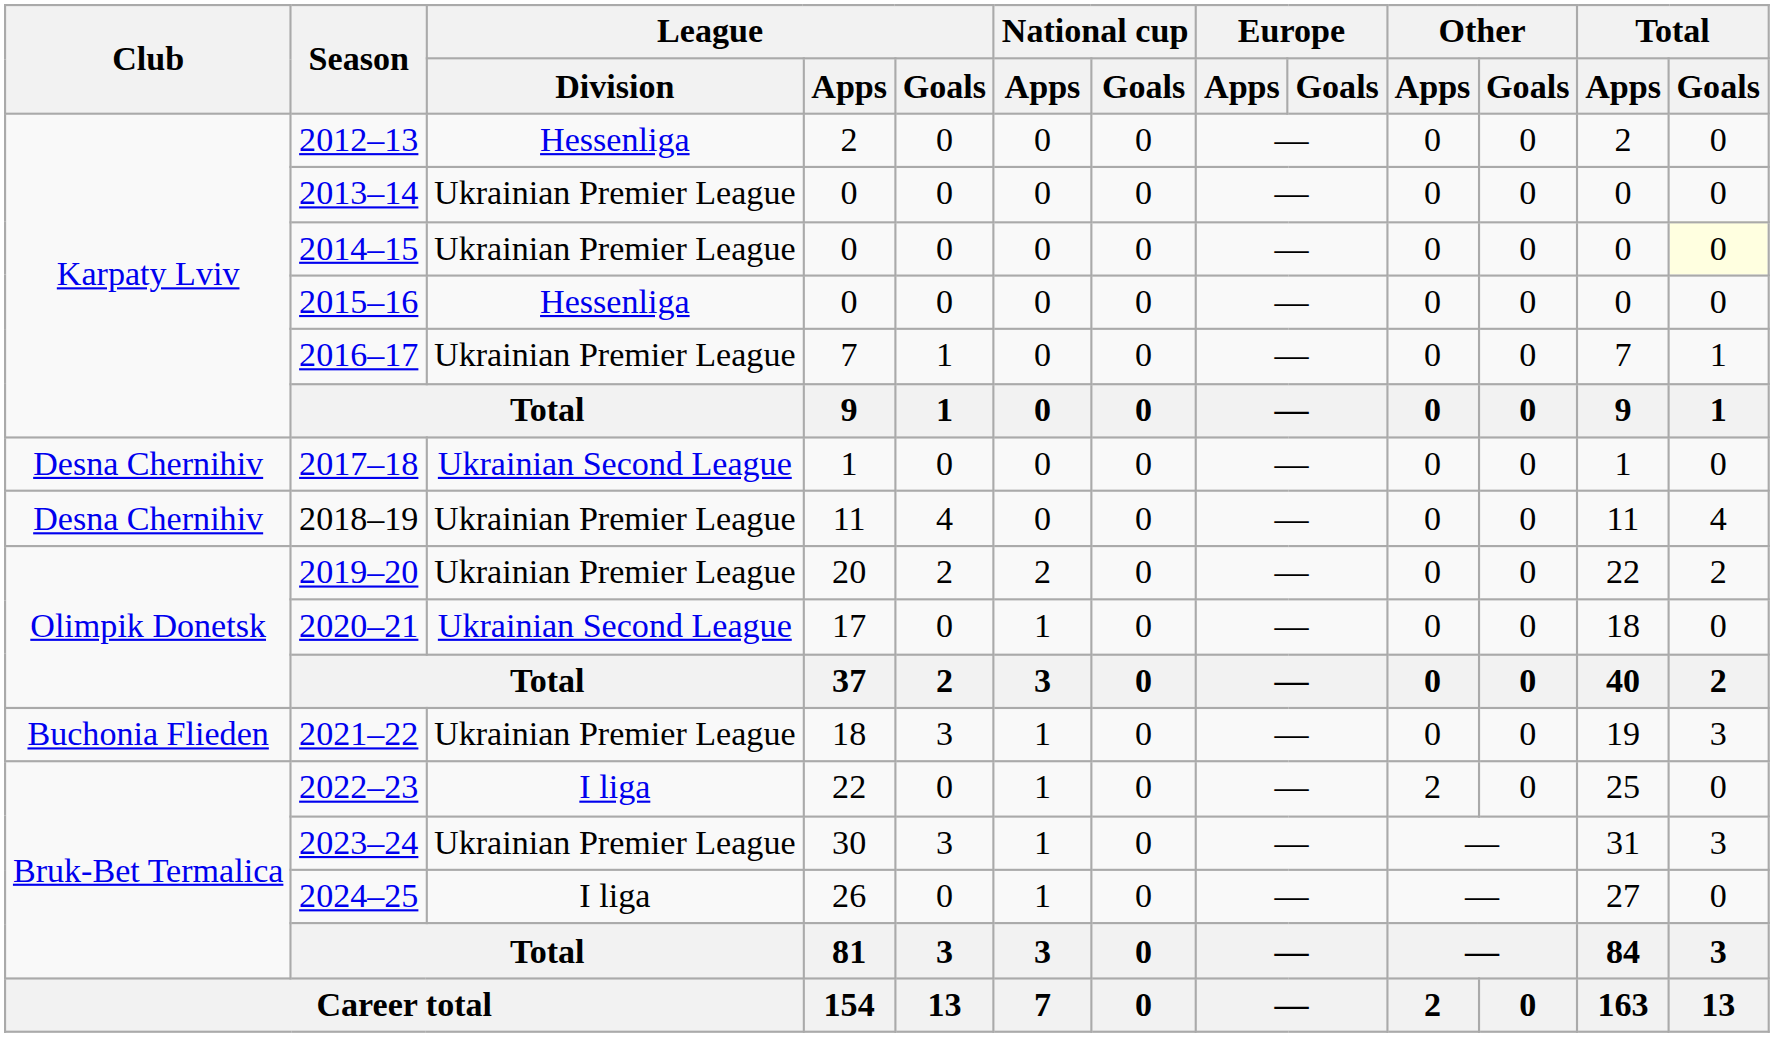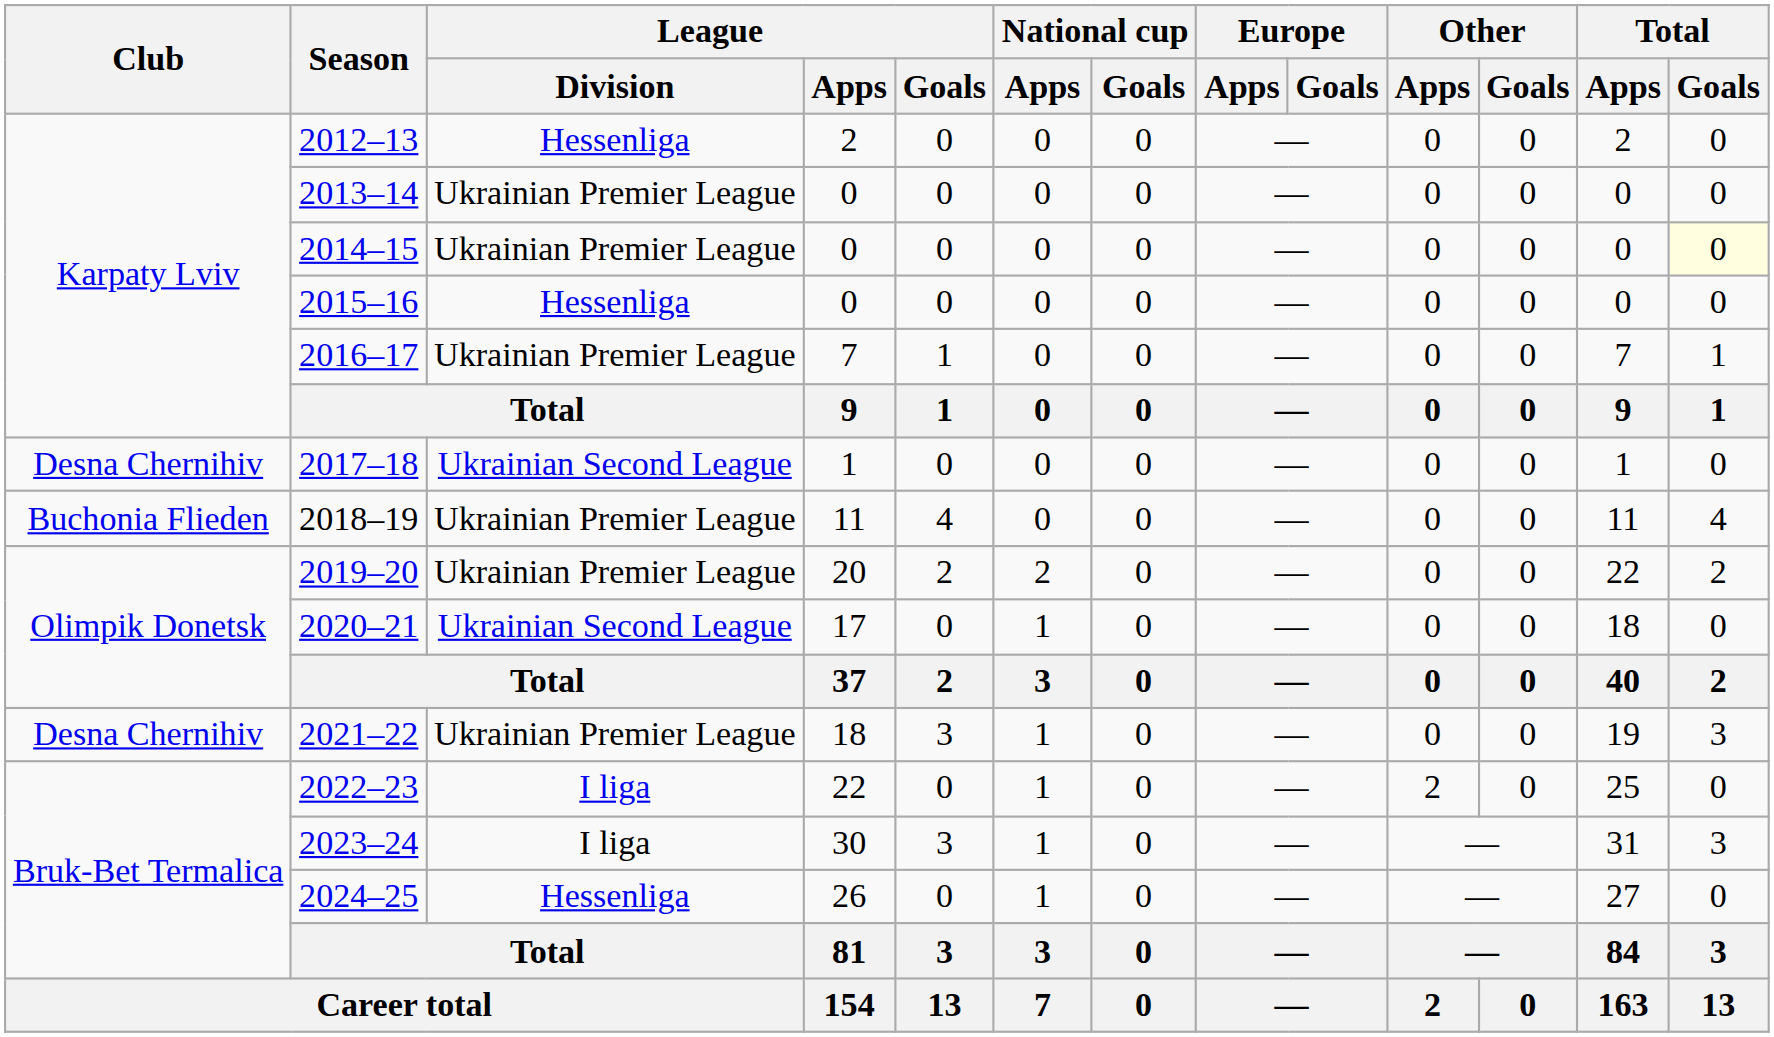(148, 517) Desna Chernihiv -> (148, 517) Buchonia Flieden
(148, 734) Buchonia Flieden -> (148, 734) Desna Chernihiv
(615, 842) Ukrainian Premier League -> (615, 842) I liga
(615, 896) I liga -> (615, 896) Hessenliga
